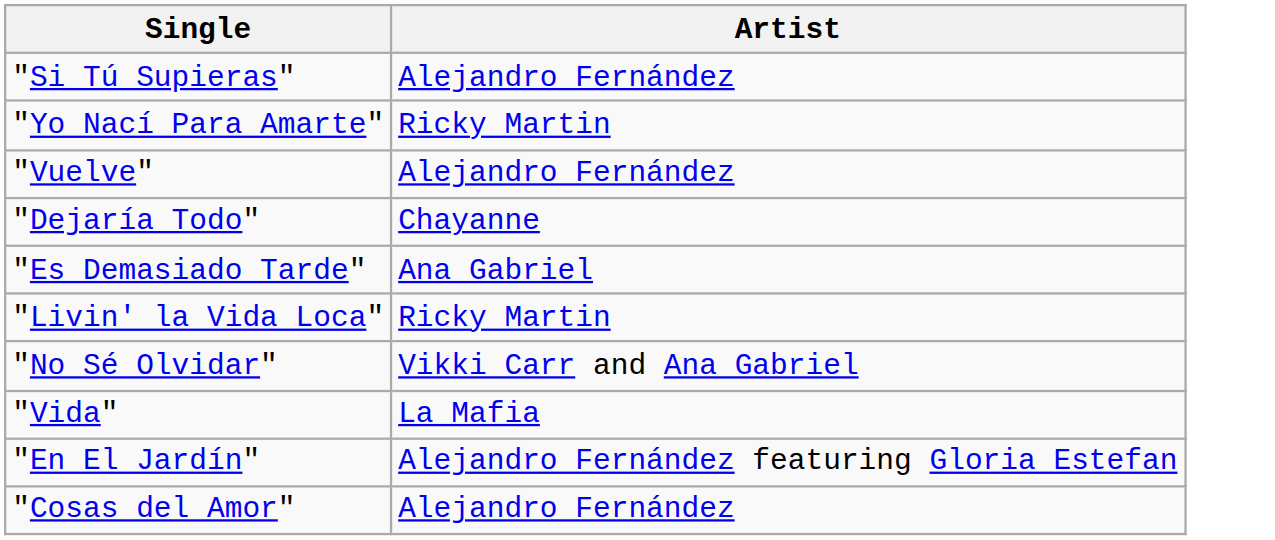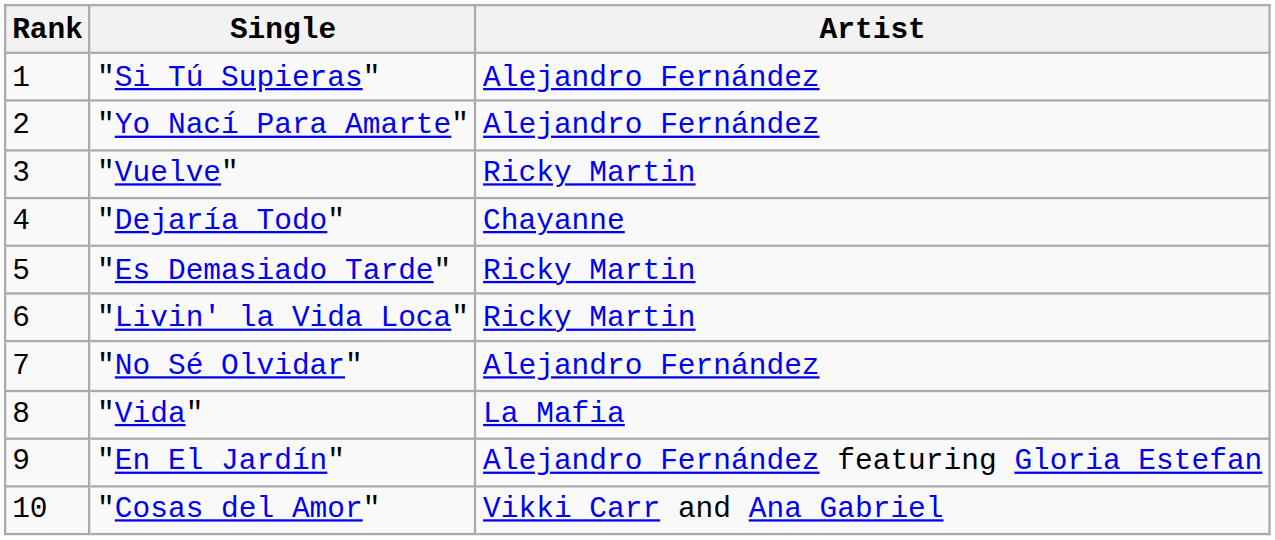+ column: (48, 29)
(504, 125) Ricky Martin -> (651, 125) Alejandro Fernández
(566, 173) Alejandro Fernández -> (589, 173) Ricky Martin
(496, 270) Ana Gabriel -> (589, 270) Ricky Martin
(628, 366) Vikki Carr and Ana Gabriel -> (651, 366) Alejandro Fernández
(566, 510) Alejandro Fernández -> (713, 510) Vikki Carr and Ana Gabriel
